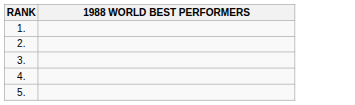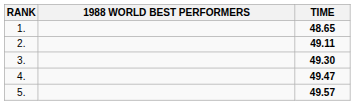+ column: (322, 13)
